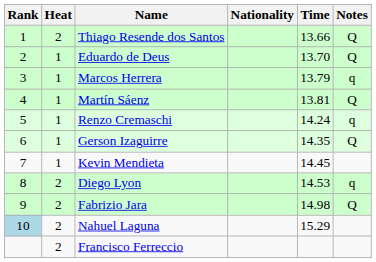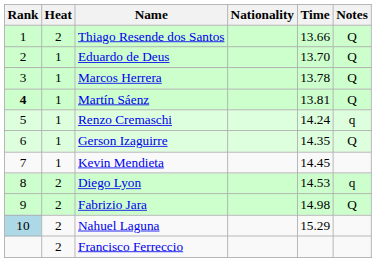(315, 78) 13.79 -> (315, 78) 13.78
(352, 78) q -> (352, 78) Q
(23, 99) normal -> (23, 99) bold
